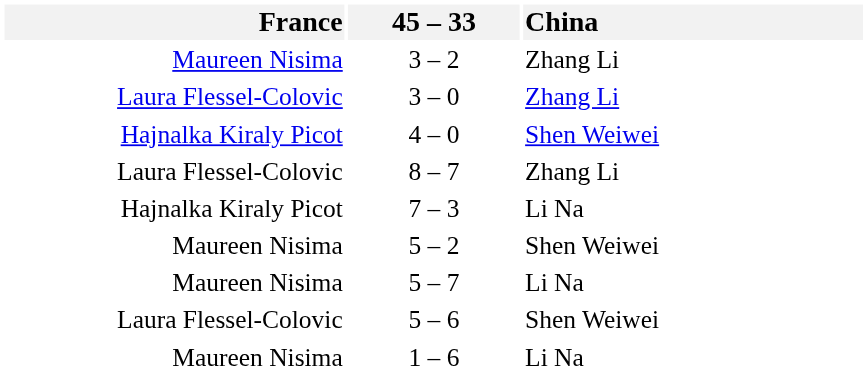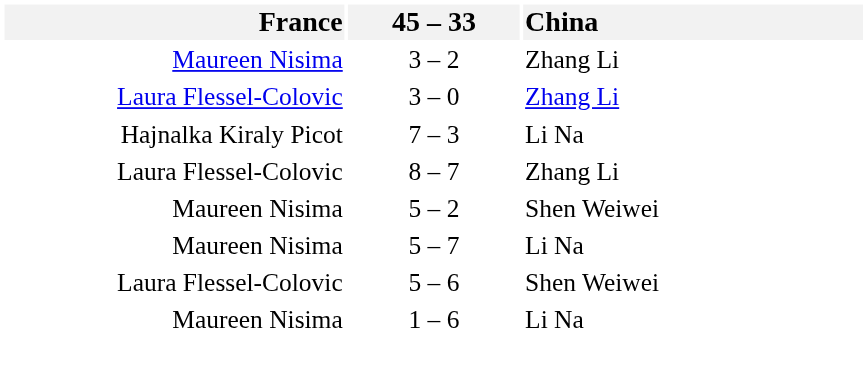- row: (434, 134)
rows swapped: (434, 171) <-> (434, 208)
